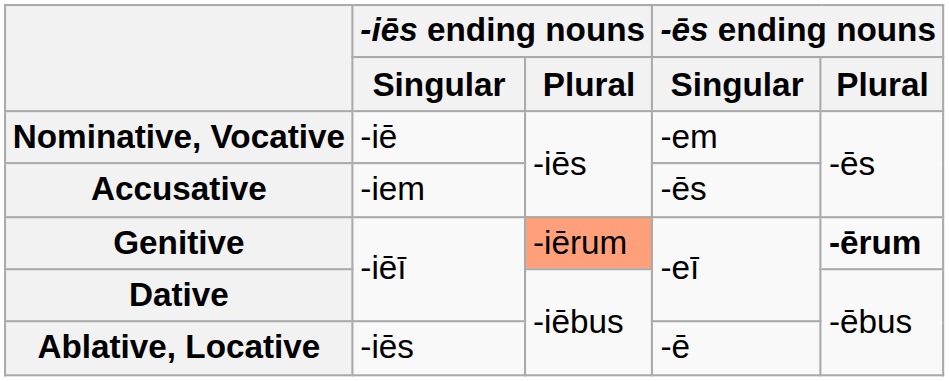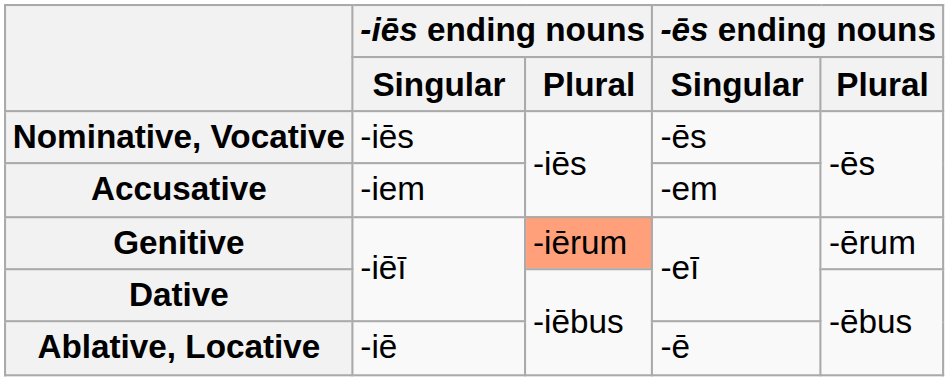(379, 136) -iē -> (387, 136) -iēs
(689, 136) -em -> (684, 136) -ēs
(684, 189) -ēs -> (689, 189) -em
(875, 242) bold -> (872, 242) normal
(387, 347) -iēs -> (379, 347) -iē
